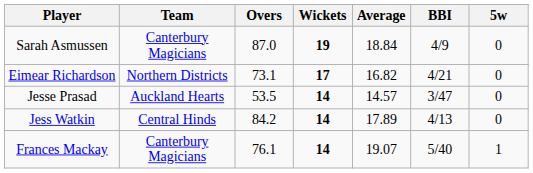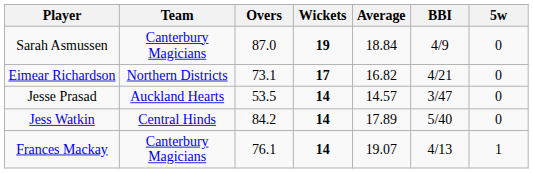(440, 119) 4/13 -> (440, 119) 5/40
(440, 149) 5/40 -> (440, 149) 4/13
